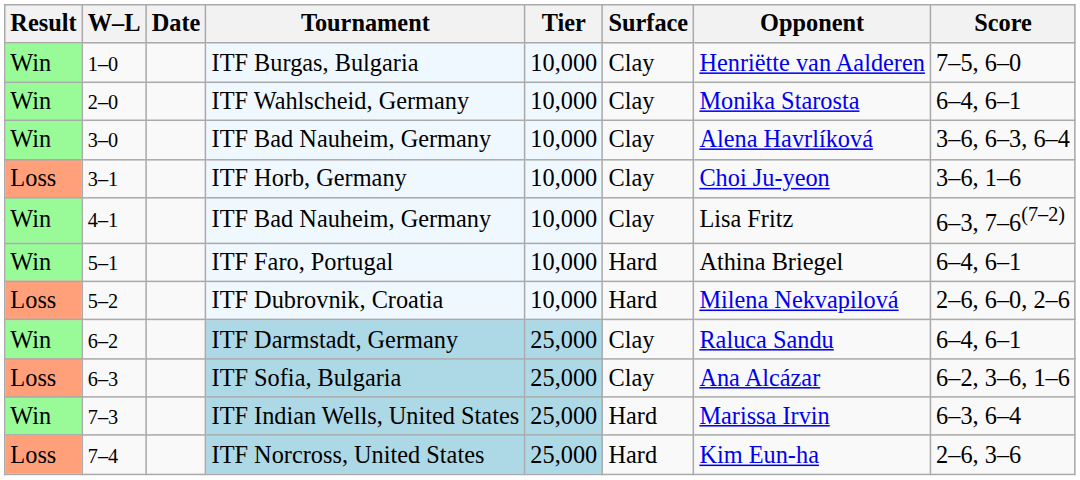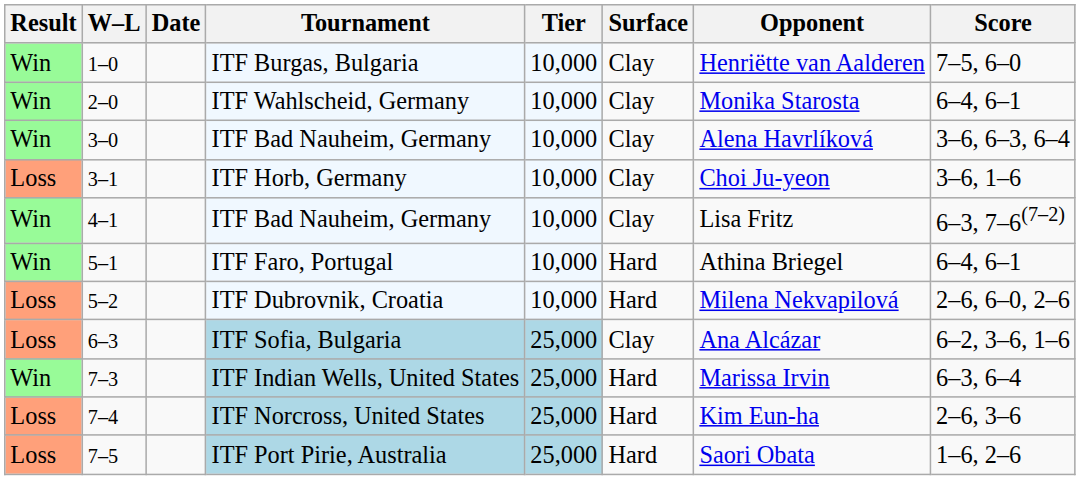- row: (103, 340)
+ row: (103, 456)
